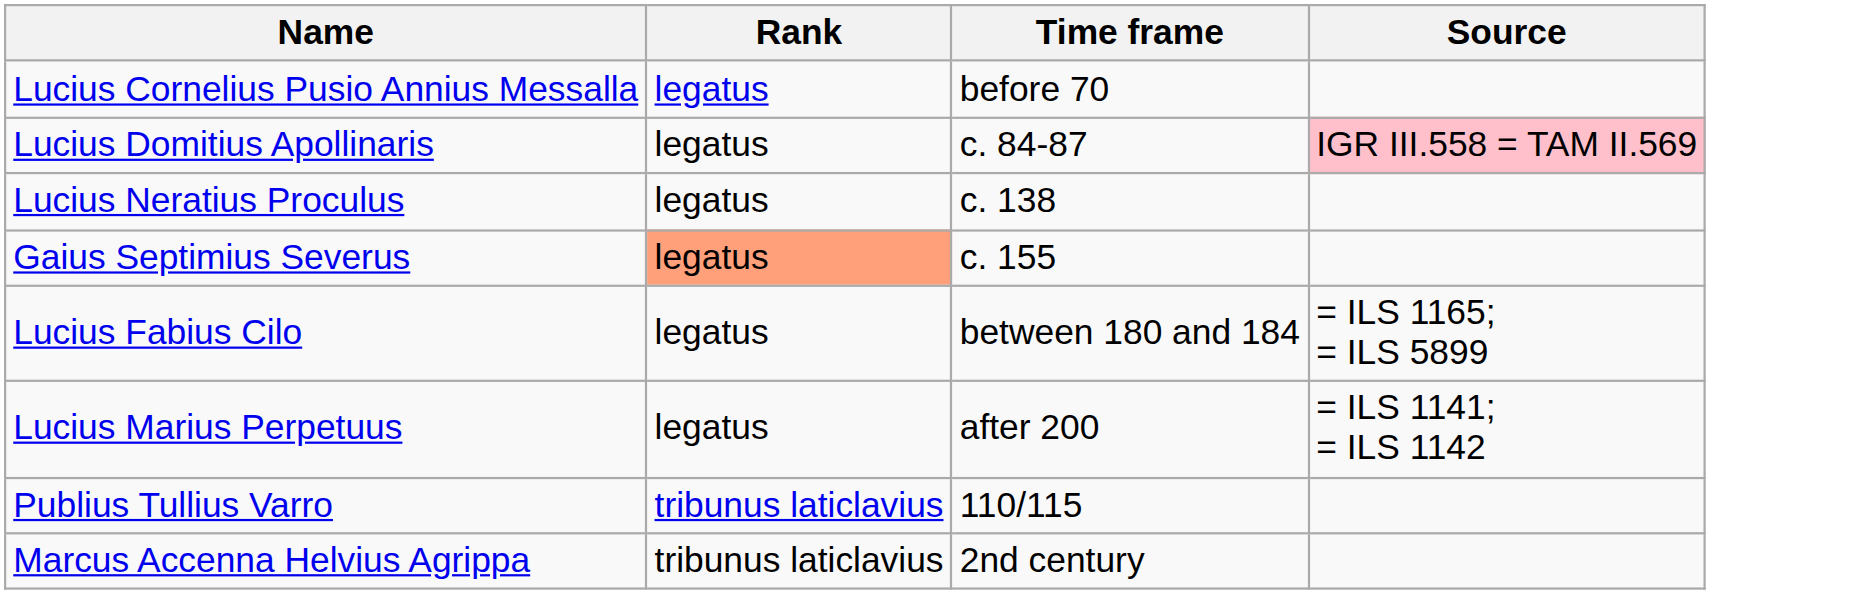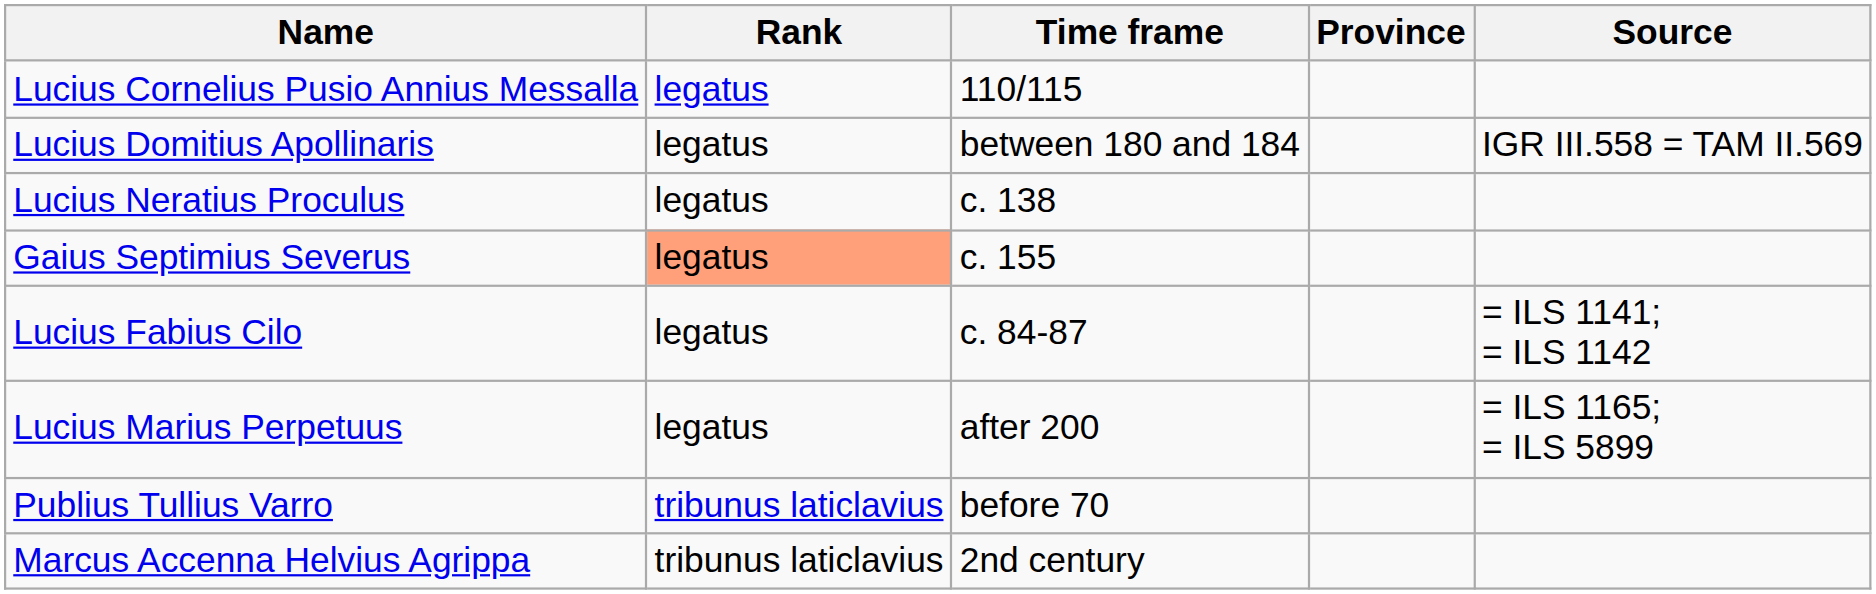+ column: (1391, 32)
(1034, 88) before 70 -> (1021, 88) 110/115
(1024, 144) c. 84-87 -> (1130, 144) between 180 and 184
(1507, 144) pink background -> (1672, 144) no background
(1130, 332) between 180 and 184 -> (1024, 332) c. 84-87
(1406, 332) = ILS 1165; = ILS 5899 -> (1572, 332) = ILS 1141; = ILS 1142
(1406, 428) = ILS 1141; = ILS 1142 -> (1572, 428) = ILS 1165; = ILS 5899
(1021, 504) 110/115 -> (1034, 504) before 70
